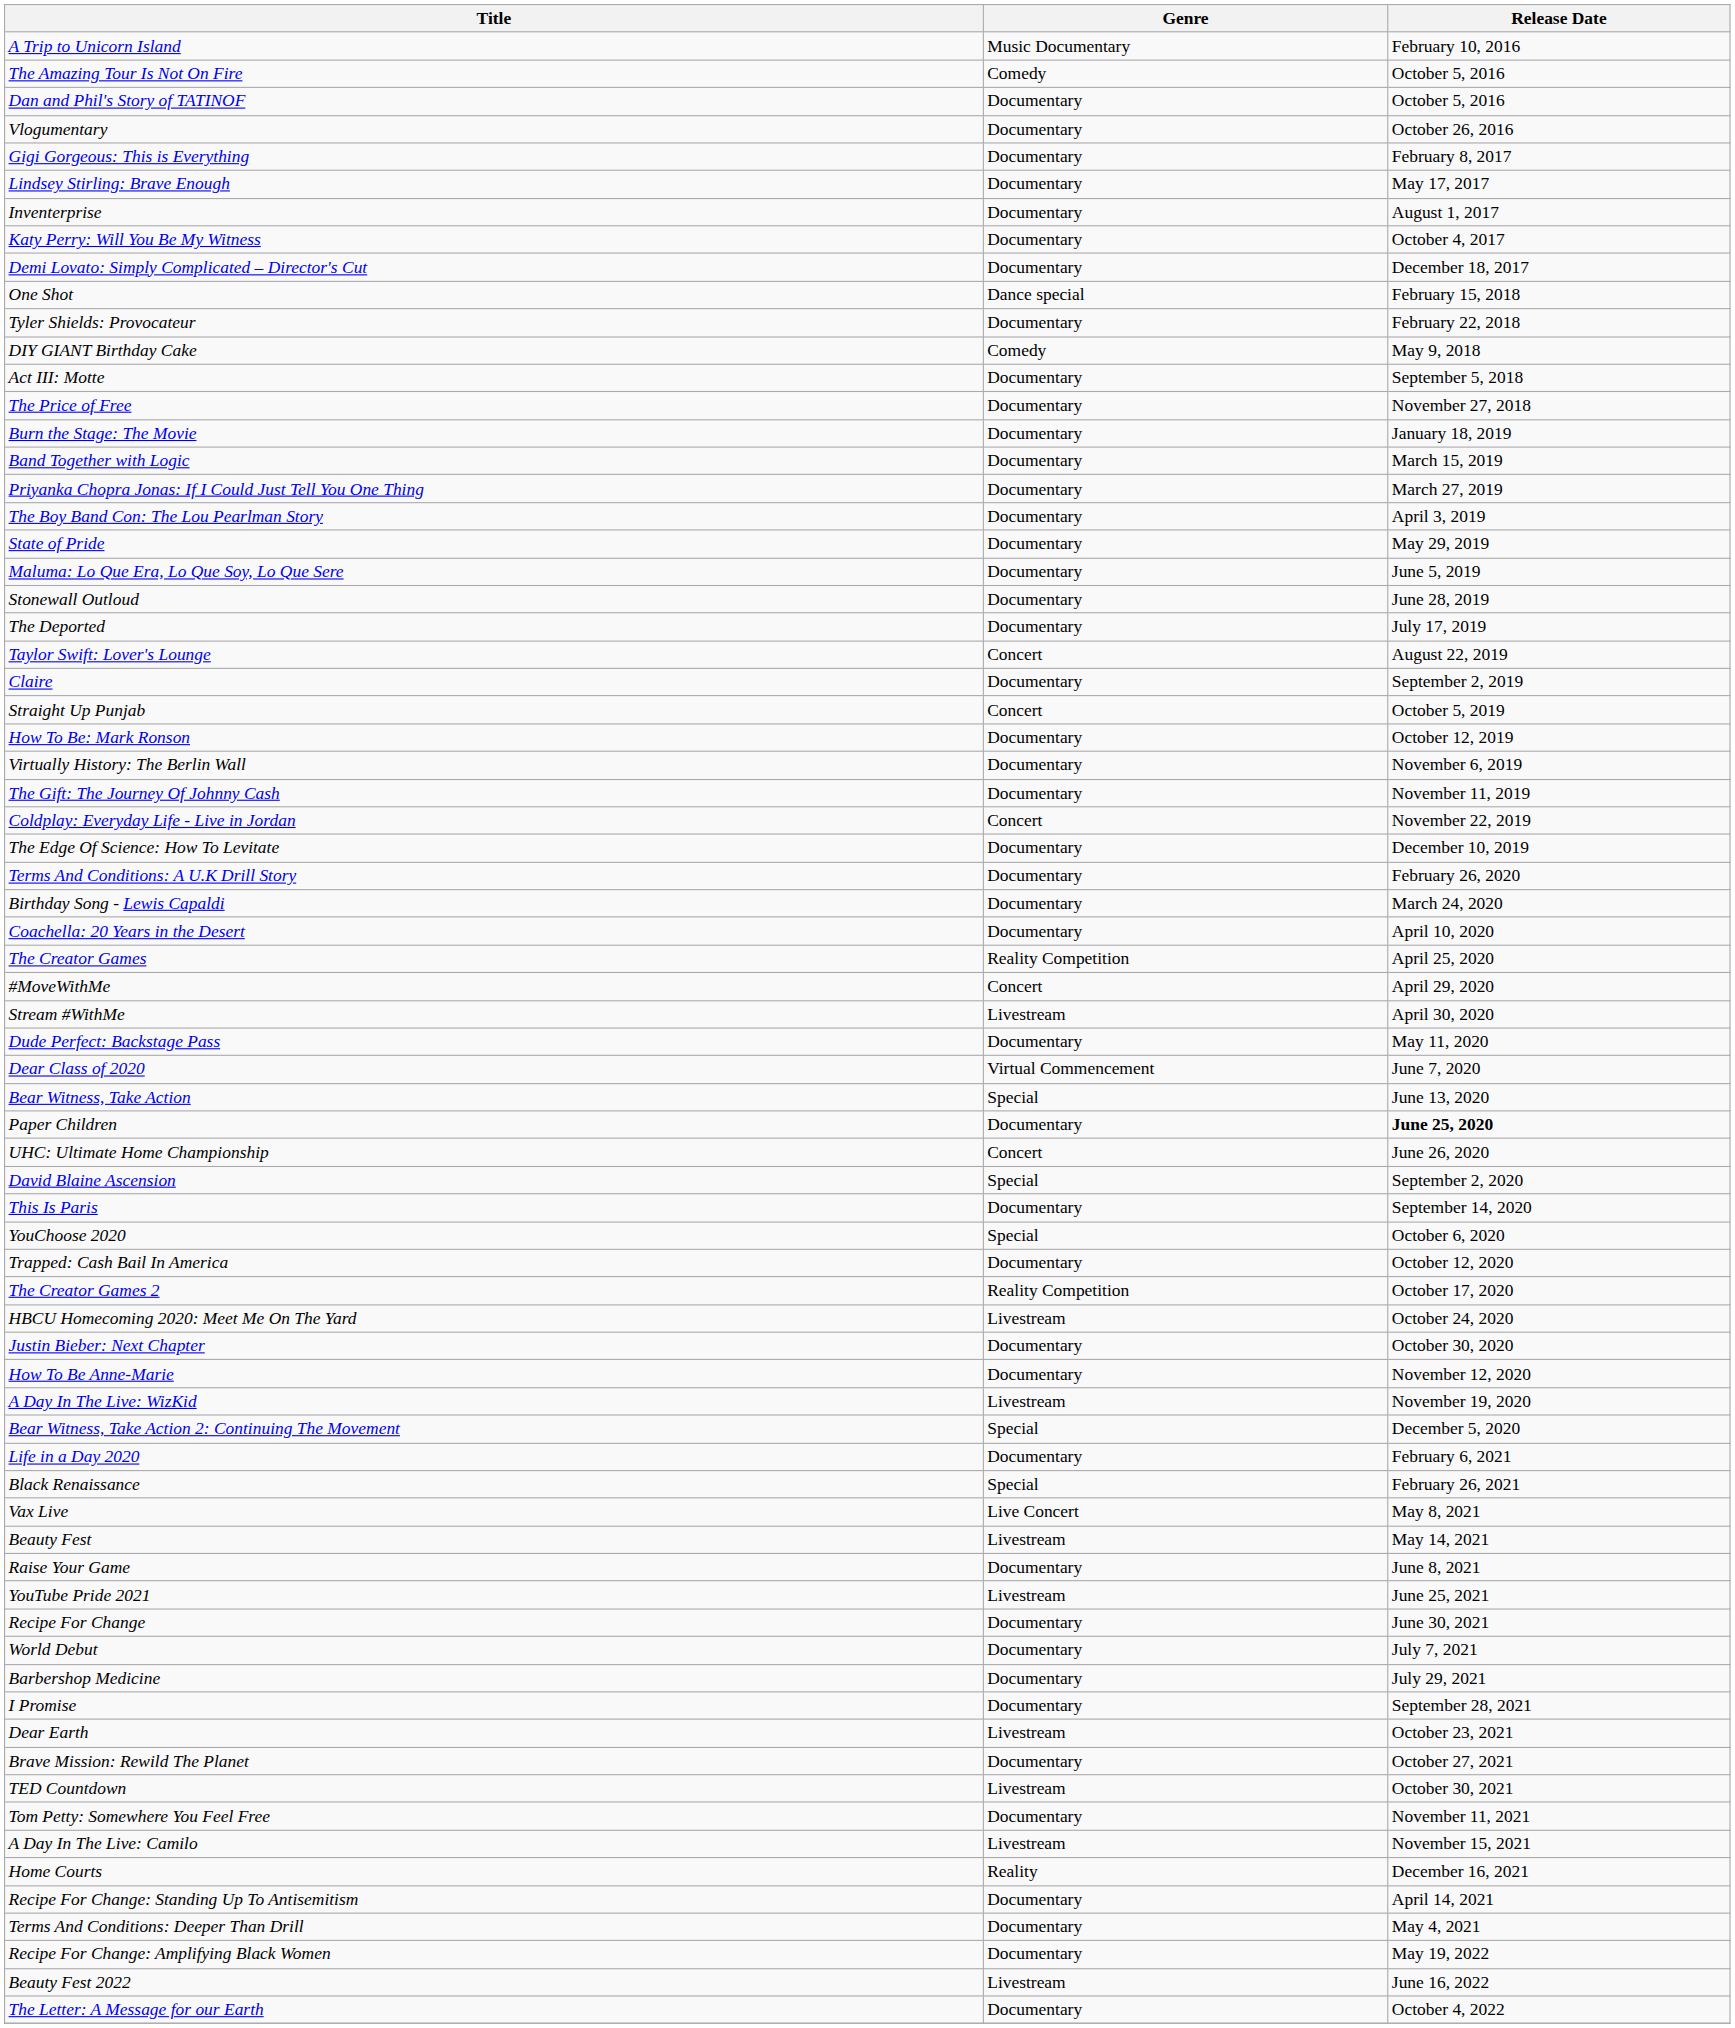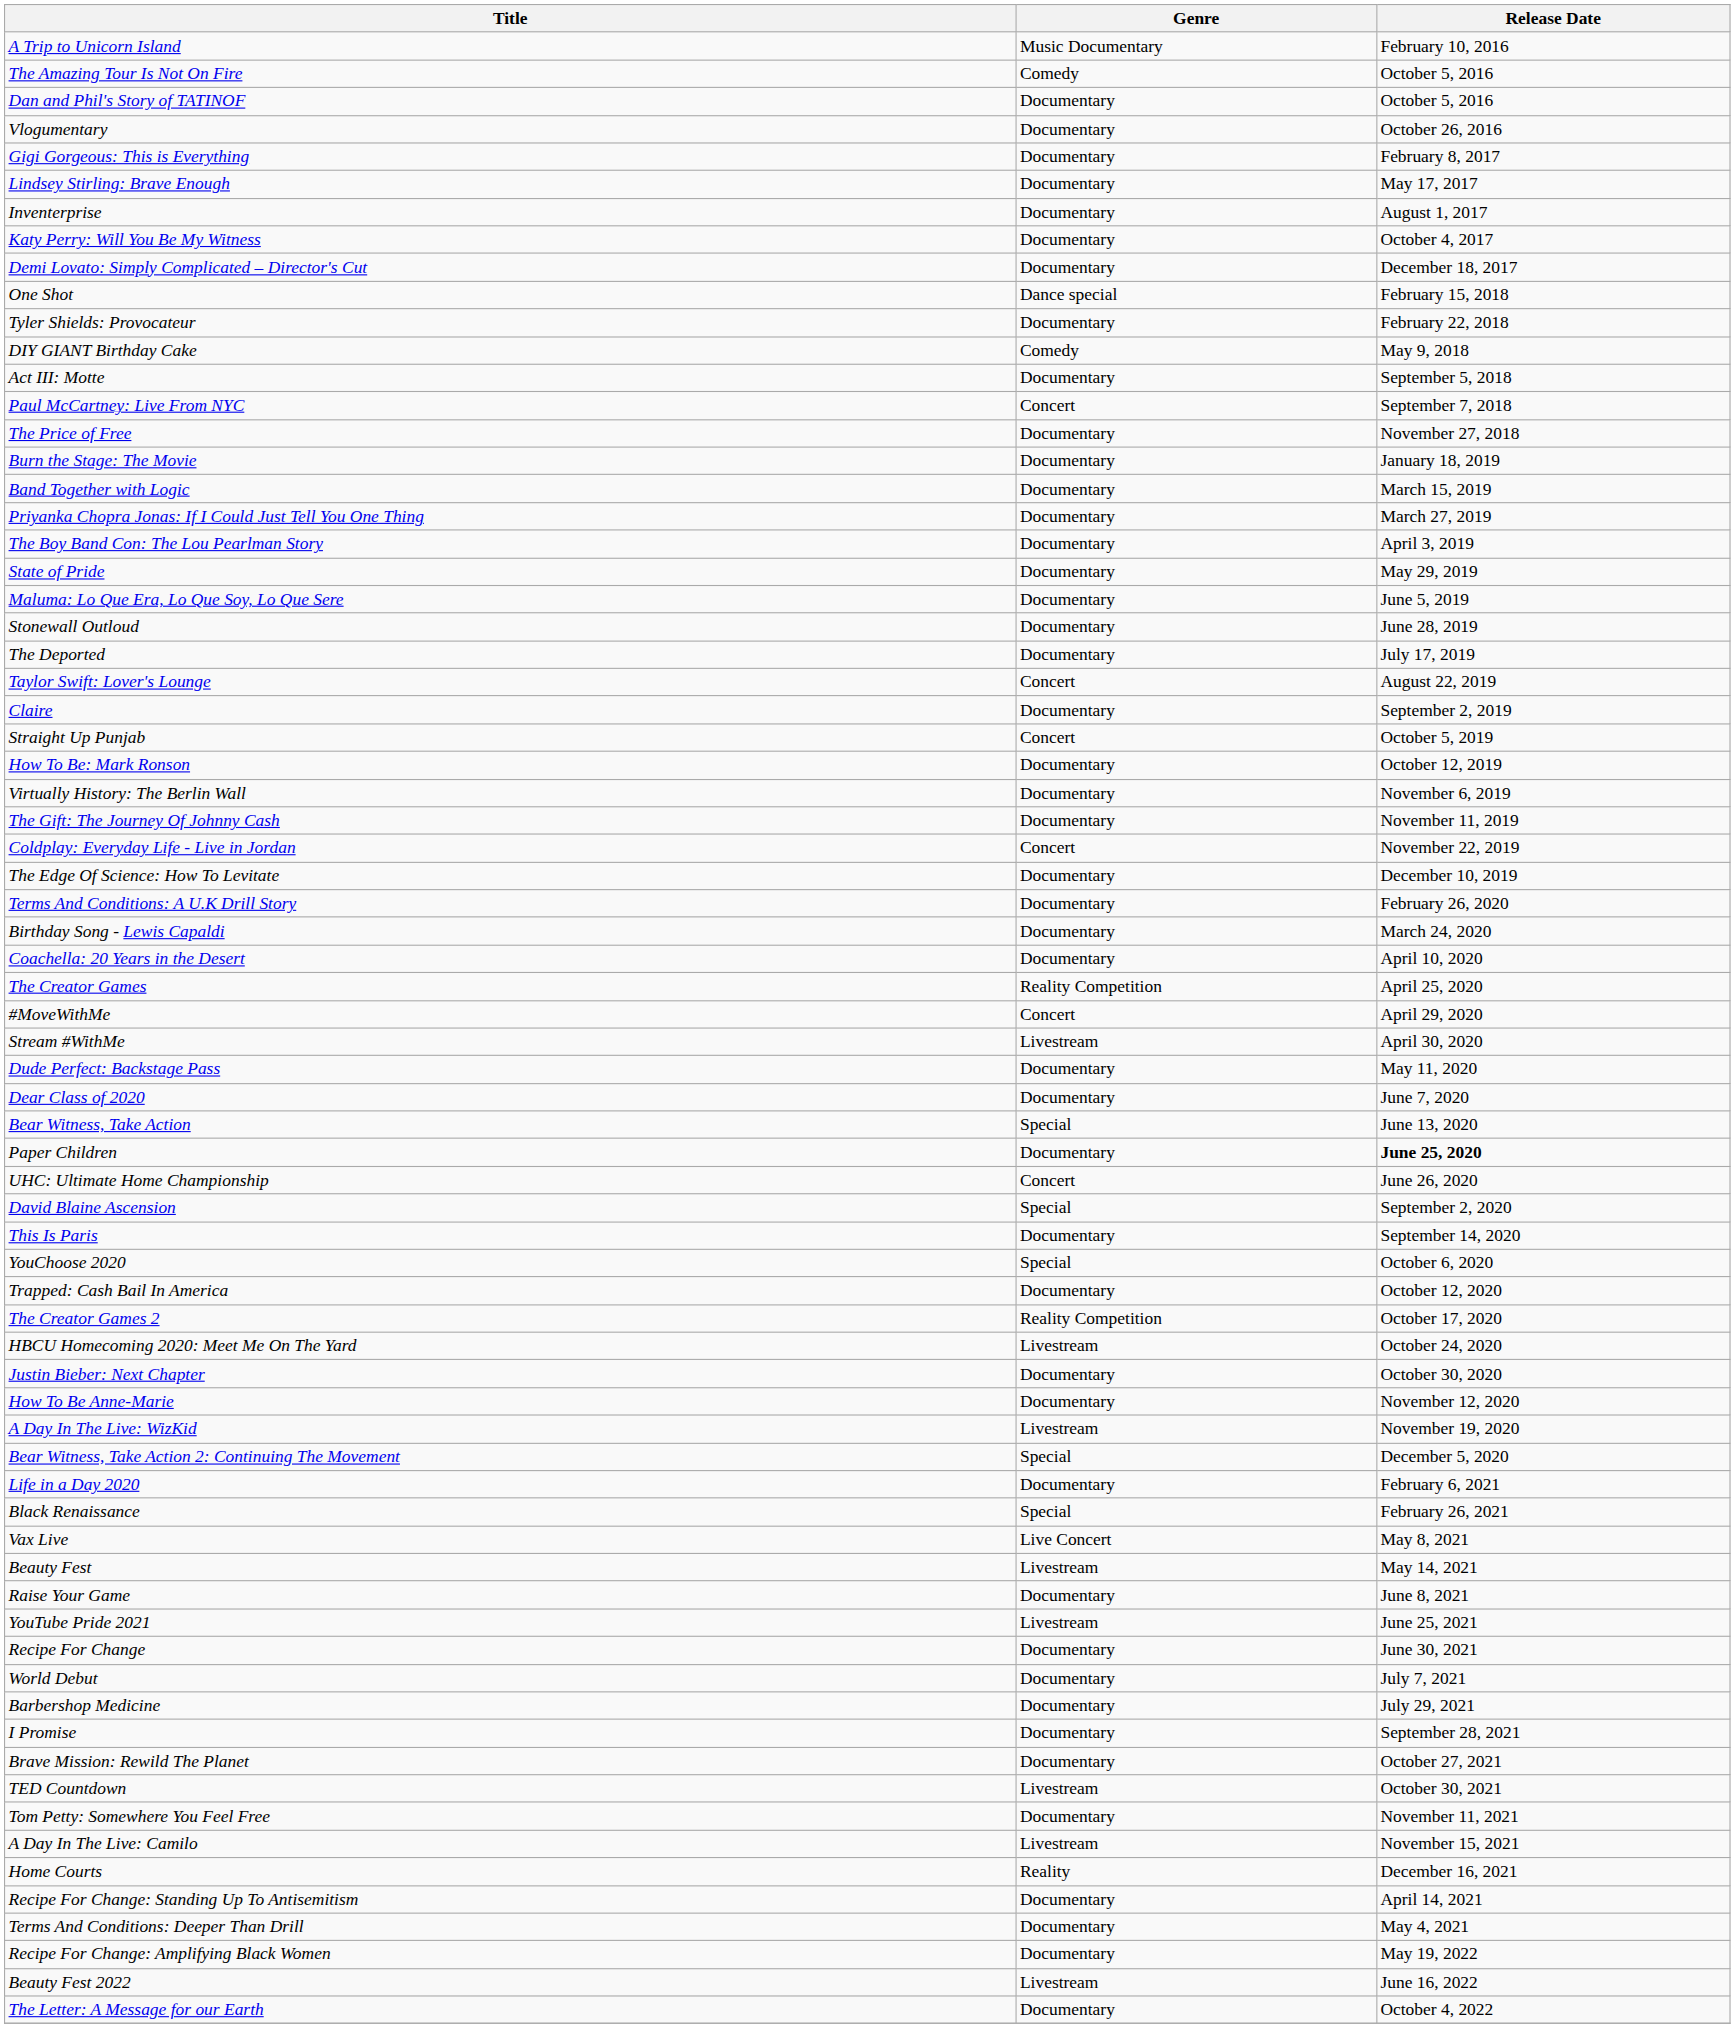+ row: (126, 405)
(1071, 1069) Virtual Commencement -> (1067, 1097) Documentary
- row: (49, 1733)
